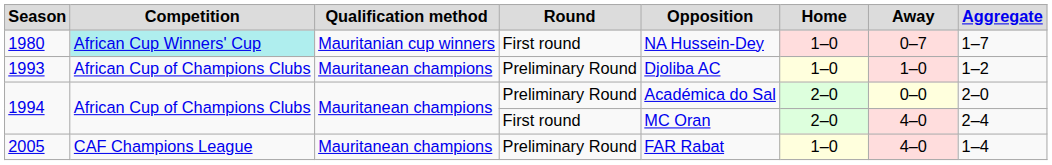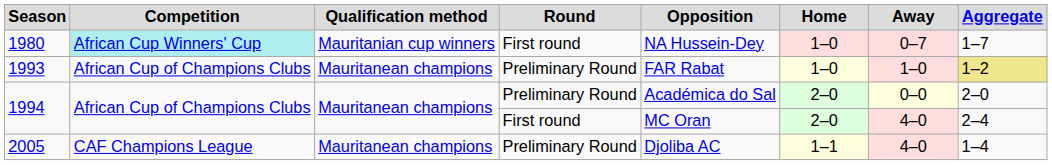(682, 69) Djoliba AC -> (684, 69) FAR Rabat
(975, 69) no background -> (975, 69) khaki background
(684, 146) FAR Rabat -> (682, 146) Djoliba AC
(824, 146) 1–0 -> (824, 146) 1–1
